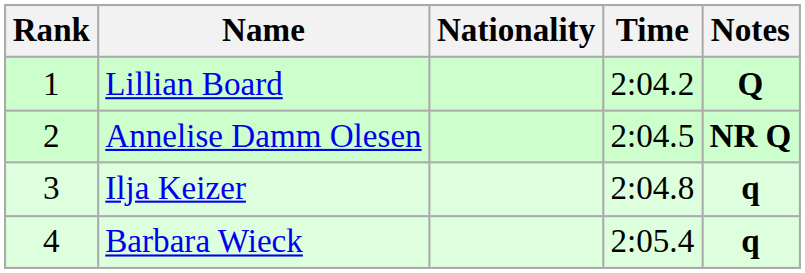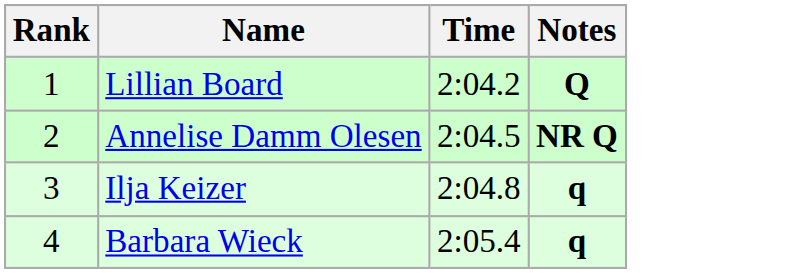- column: (516, 30)
